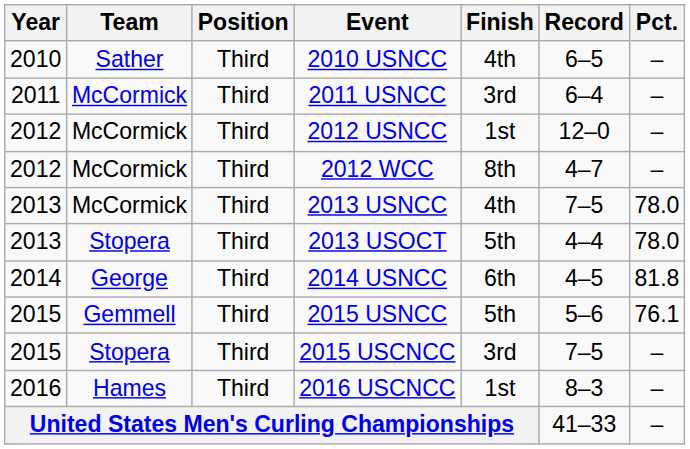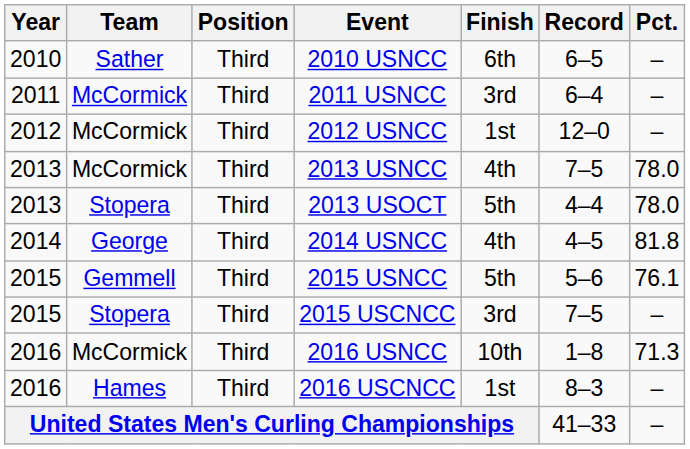(500, 59) 4th -> (500, 59) 6th
- row: (377, 168)
(500, 278) 6th -> (500, 242) 4th
+ row: (377, 351)
